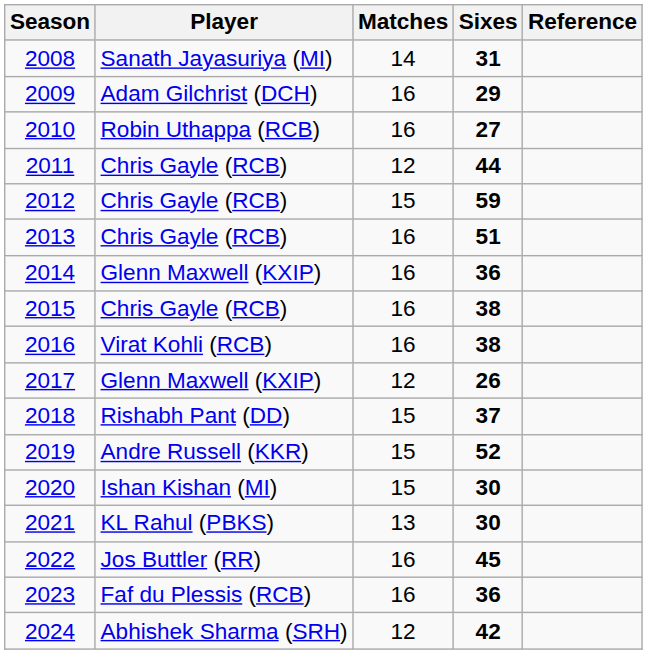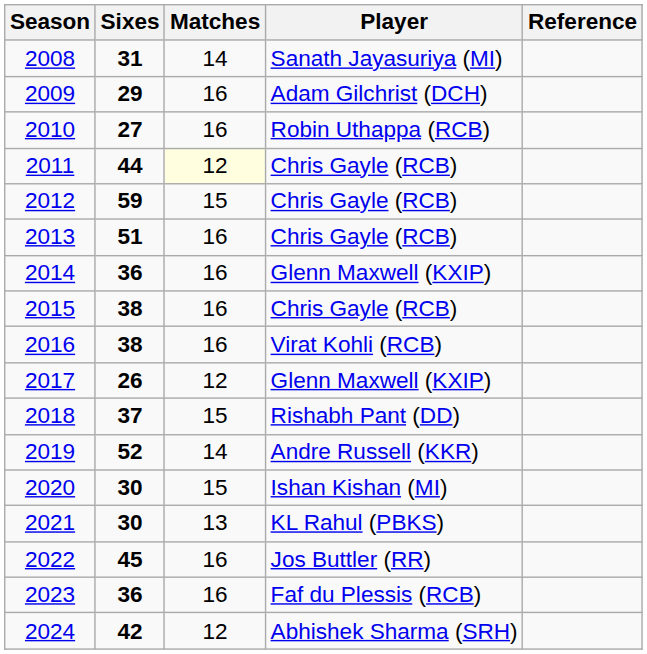columns swapped: (224, 22) <-> (488, 22)
(403, 165) no background -> (215, 165) lightyellow background
(403, 451) 15 -> (215, 451) 14
